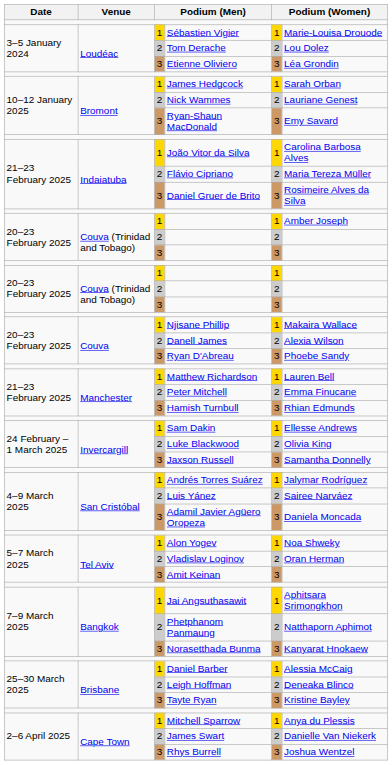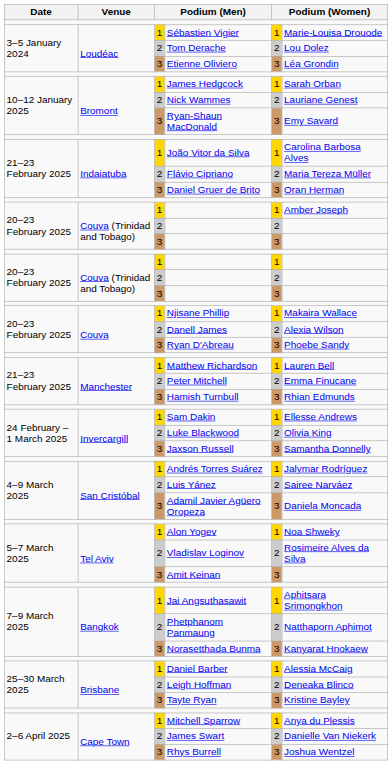(327, 195) Rosimeire Alves da Silva -> (314, 189) Oran Herman
(314, 558) Oran Herman -> (327, 553) Rosimeire Alves da Silva
